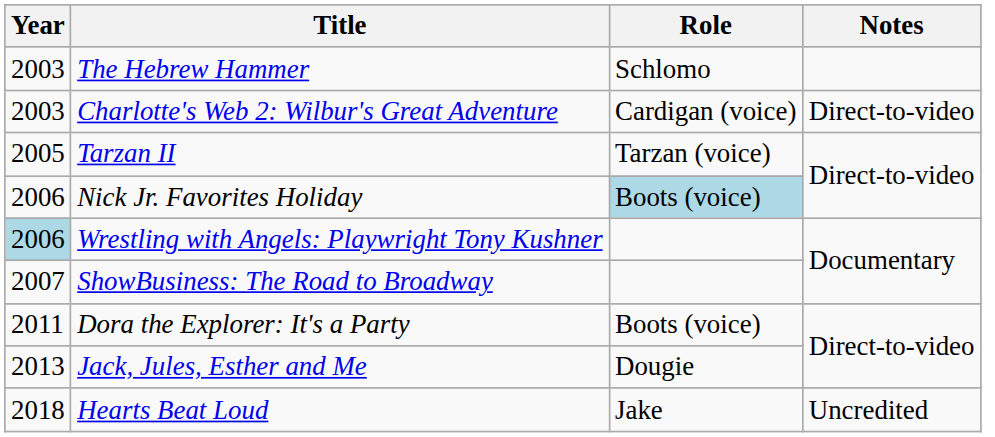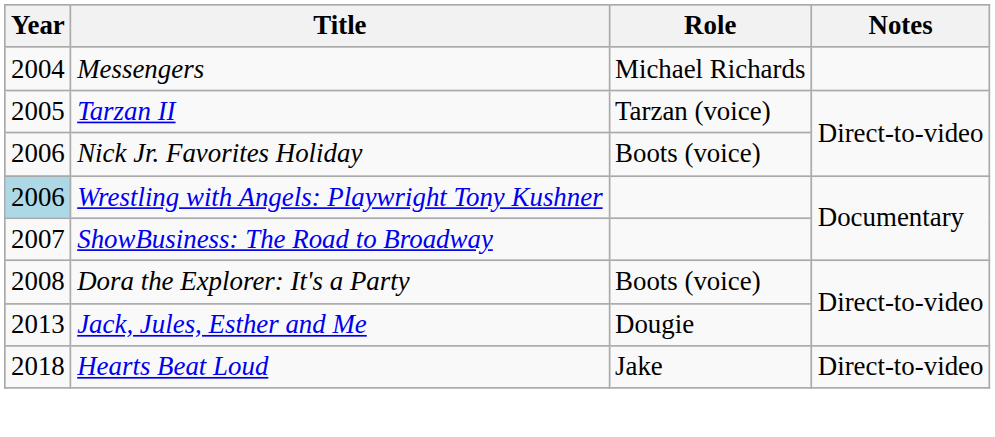- row: (193, 68)
- row: (318, 111)
+ row: (141, 68)
(688, 196) lightblue background -> (688, 153) no background
(37, 324) 2011 -> (38, 281) 2008
(868, 409) Uncredited -> (901, 366) Direct-to-video
